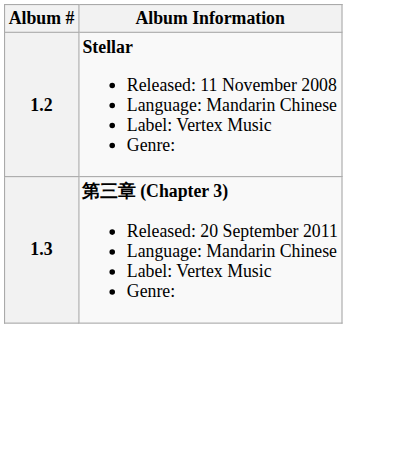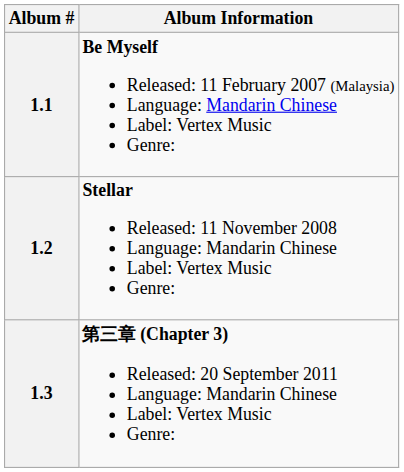+ row: (41, 104)
